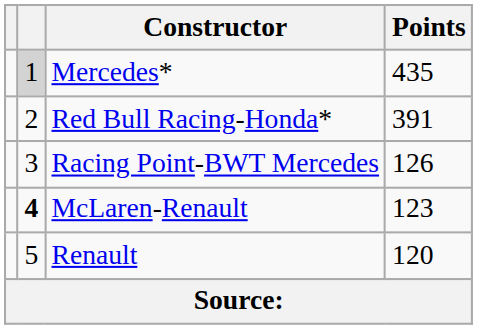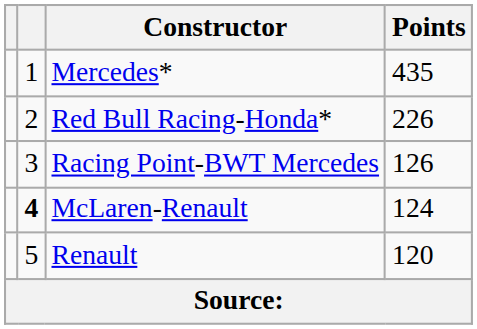(32, 72) lightgrey background -> (32, 72) no background
(413, 117) 391 -> (413, 117) 226
(413, 209) 123 -> (413, 209) 124
